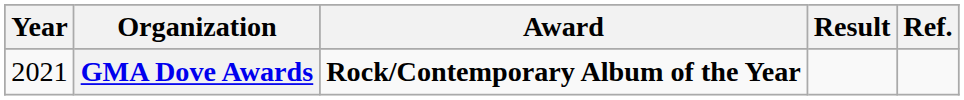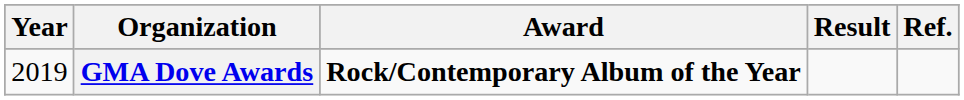(40, 71) 2021 -> (40, 71) 2019
